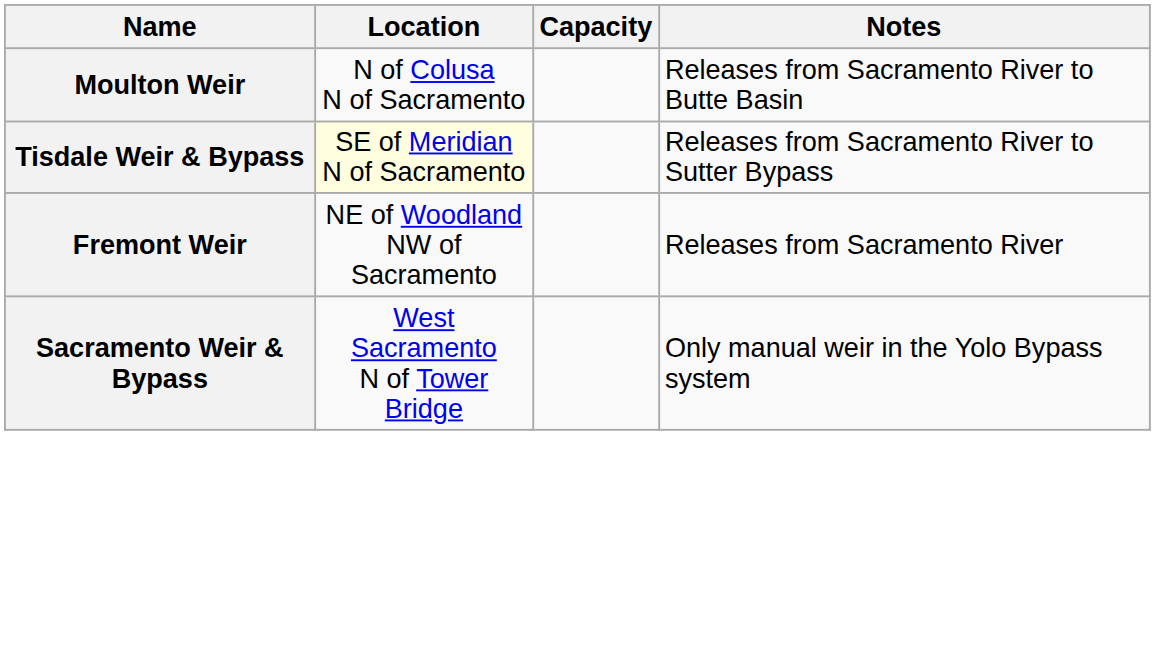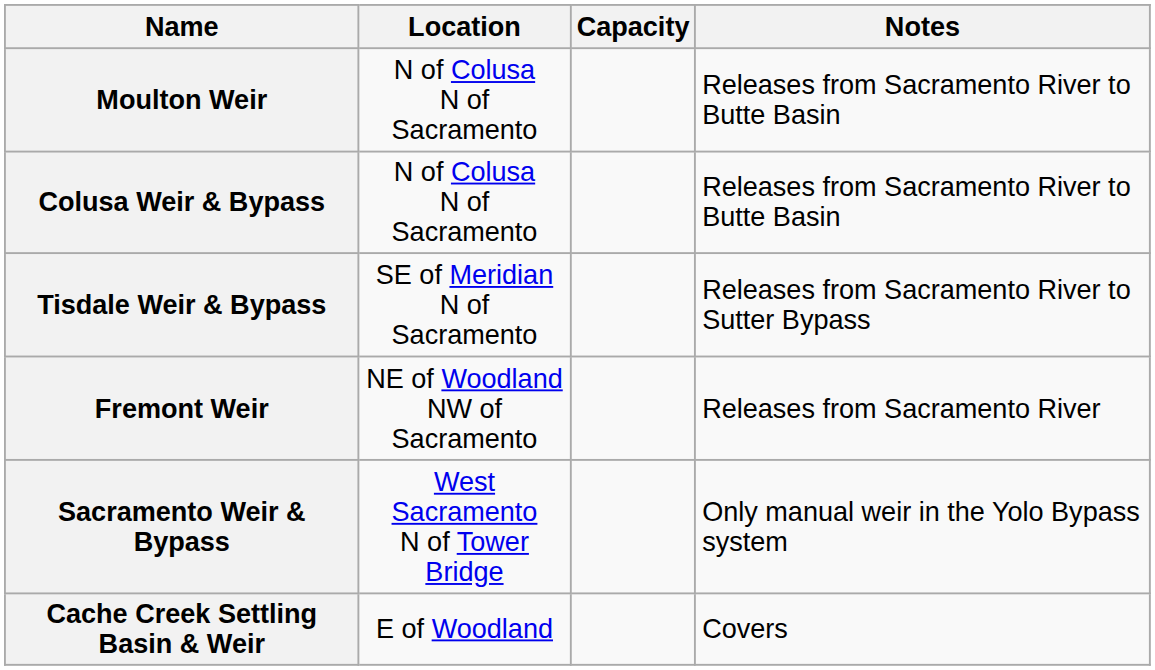+ row: (182, 202)
(424, 157) lightyellow background -> (464, 305) no background
+ row: (182, 629)
